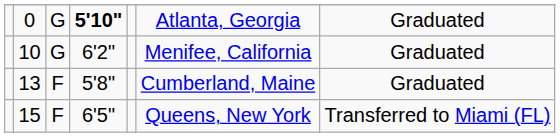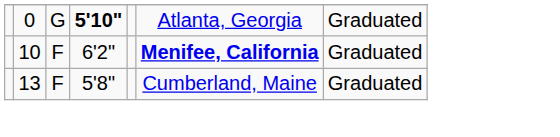(58, 52) G -> (58, 52) F
(228, 52) normal -> (230, 52) bold
- row: (30, 115)
